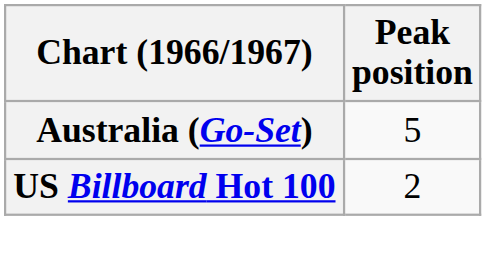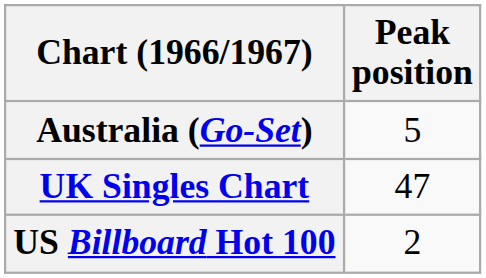+ row: (174, 186)
